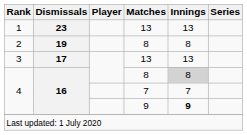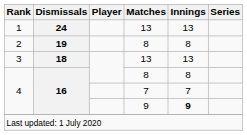(61, 28) 23 -> (61, 28) 24
(61, 59) 17 -> (61, 59) 18
(188, 75) lightgrey background -> (188, 75) no background
